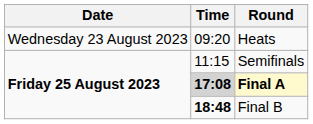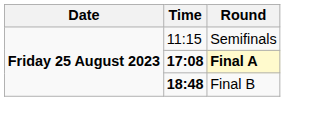- row: (257, 38)
(213, 84) lightgrey background -> (185, 61) no background
